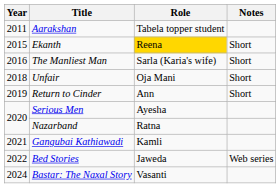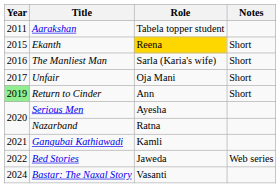(17, 77) 2018 -> (17, 77) 2017
(17, 93) no background -> (17, 93) lightgreen background
